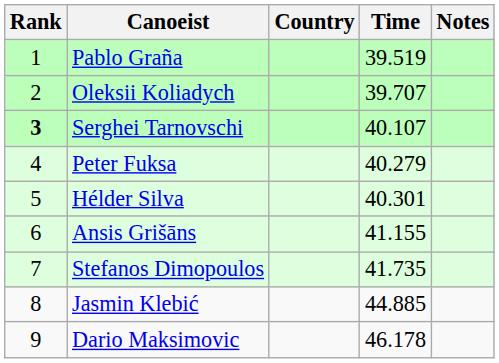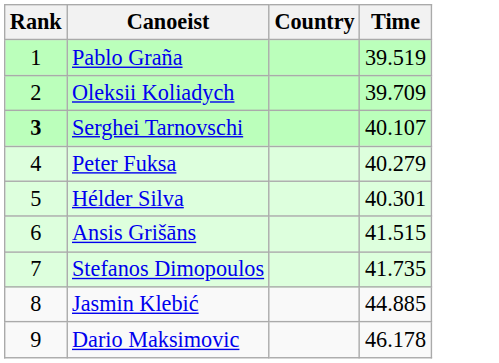- column: (463, 22)
(396, 92) 39.707 -> (396, 92) 39.709
(396, 233) 41.155 -> (396, 233) 41.515
